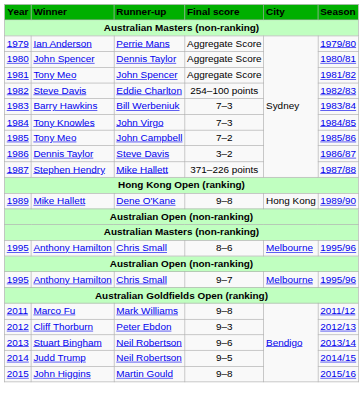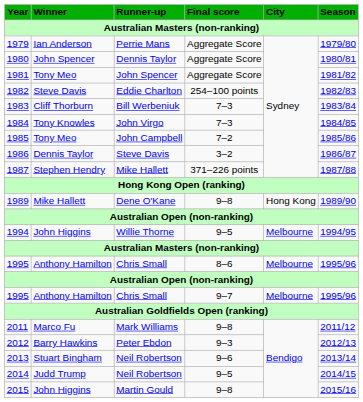(65, 106) Barry Hawkins -> (63, 106) Cliff Thorburn
+ row: (18, 232)
(63, 327) Cliff Thorburn -> (65, 342) Barry Hawkins
